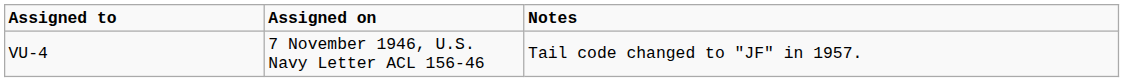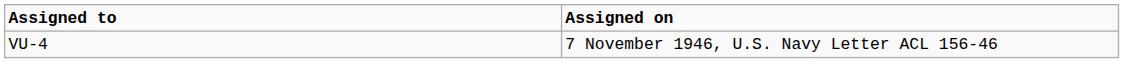- column: (553, 18)
